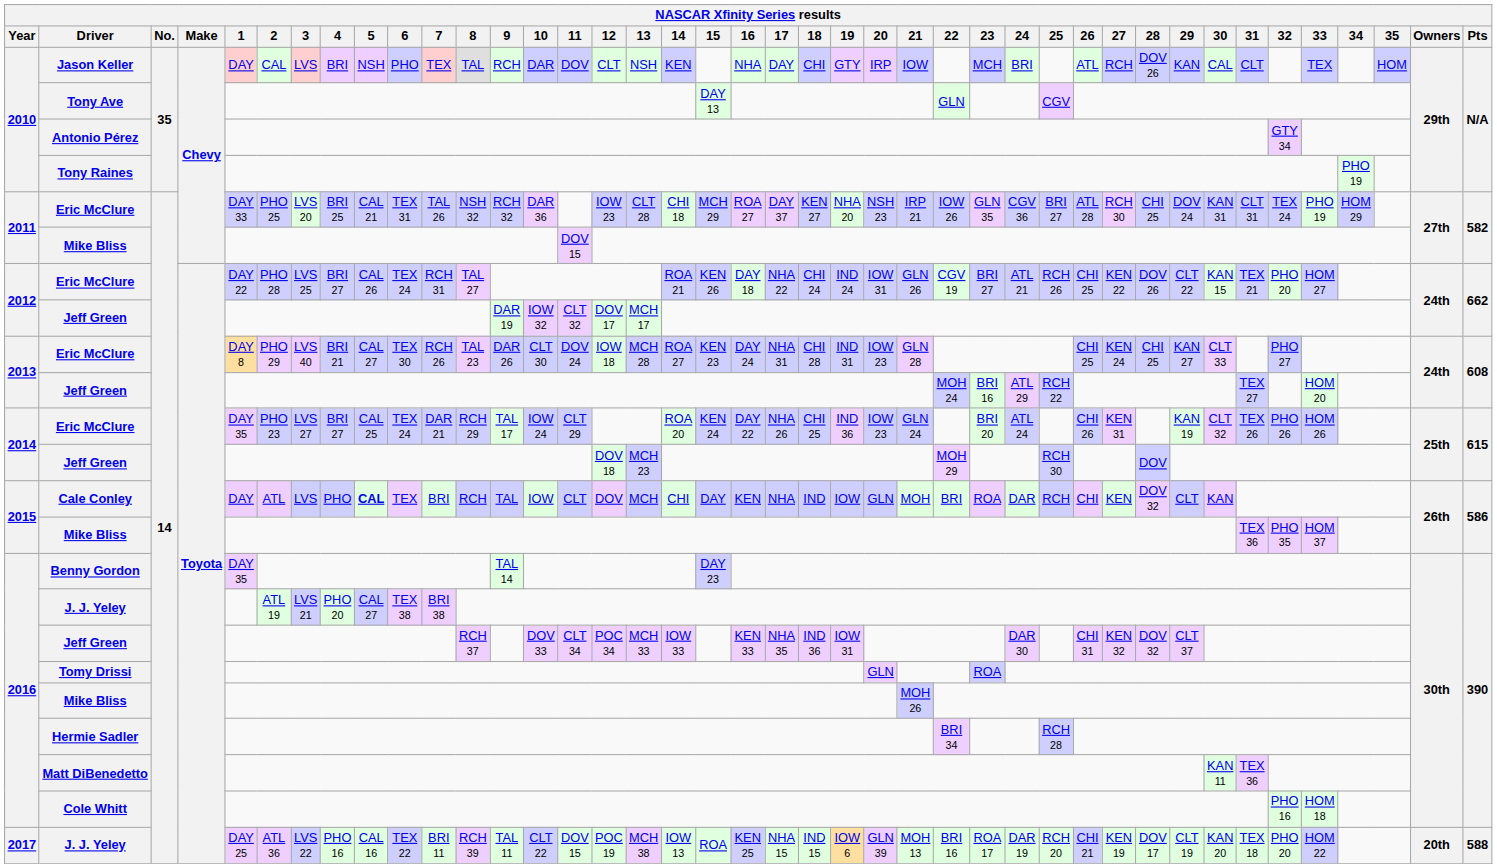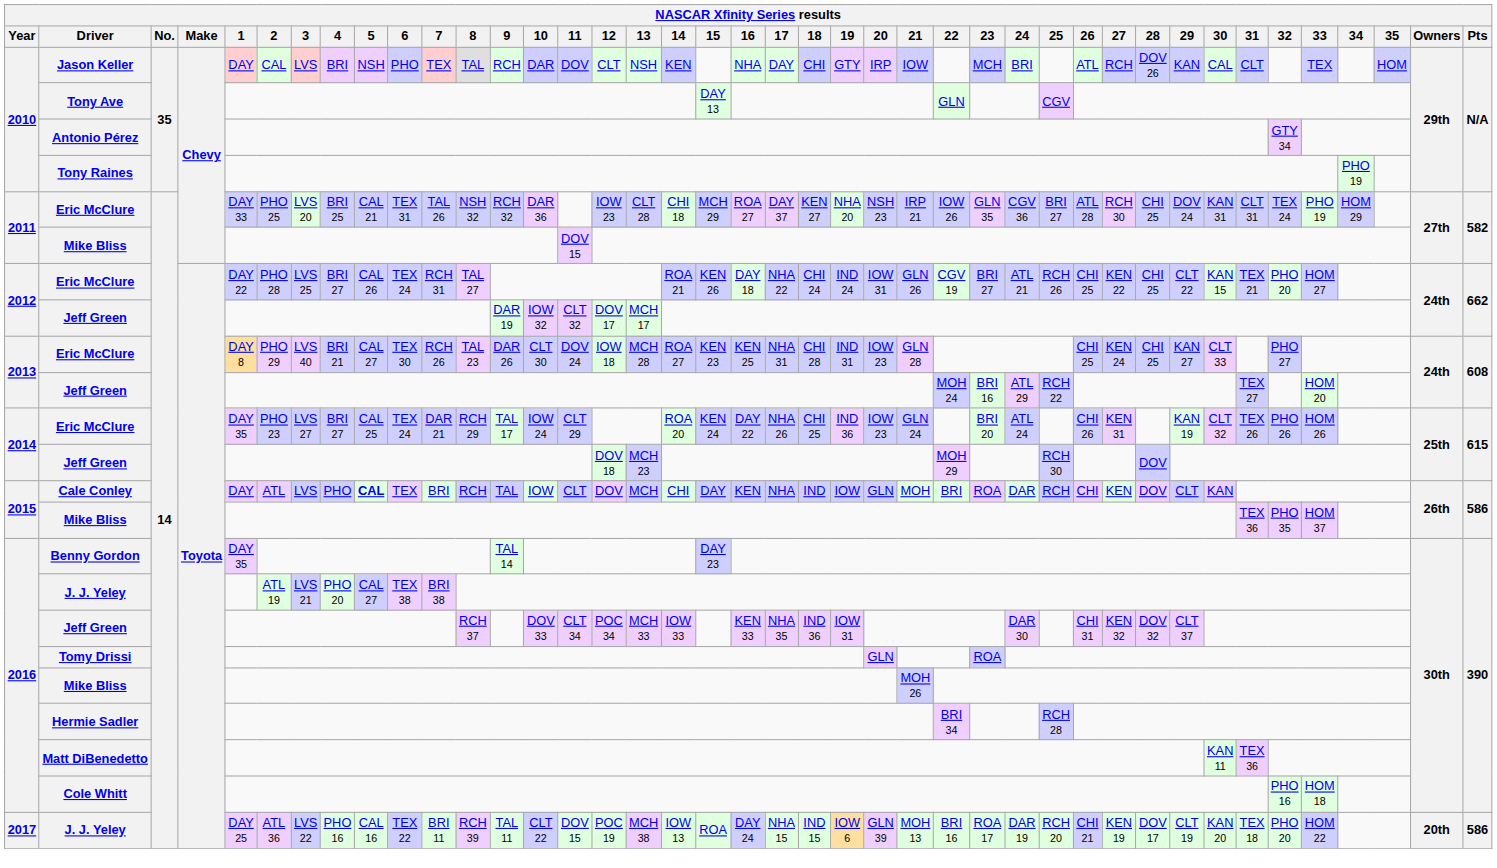(1153, 281) DOV 26 -> (1153, 281) CHI 25
(748, 354) DAY 24 -> (748, 354) KEN 25
(1153, 498) DOV 32 -> (1153, 491) DOV
(748, 845) KEN 25 -> (748, 830) DAY 24
(1478, 845) 588 -> (1478, 830) 586
